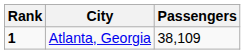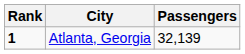(179, 38) 38,109 -> (179, 38) 32,139
